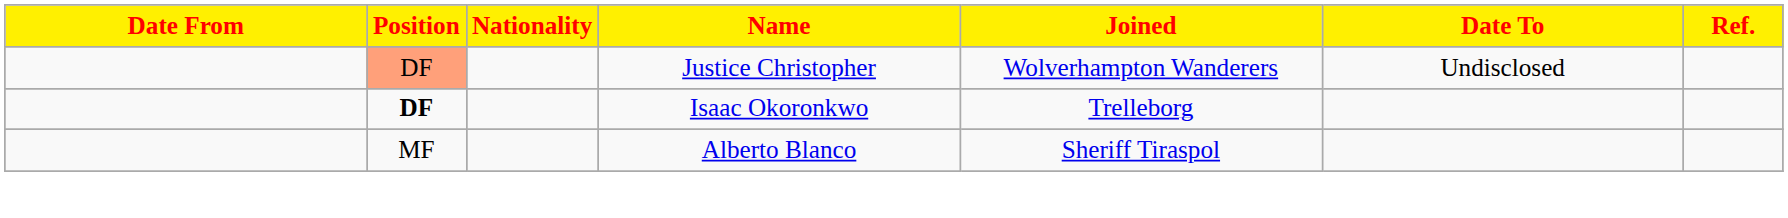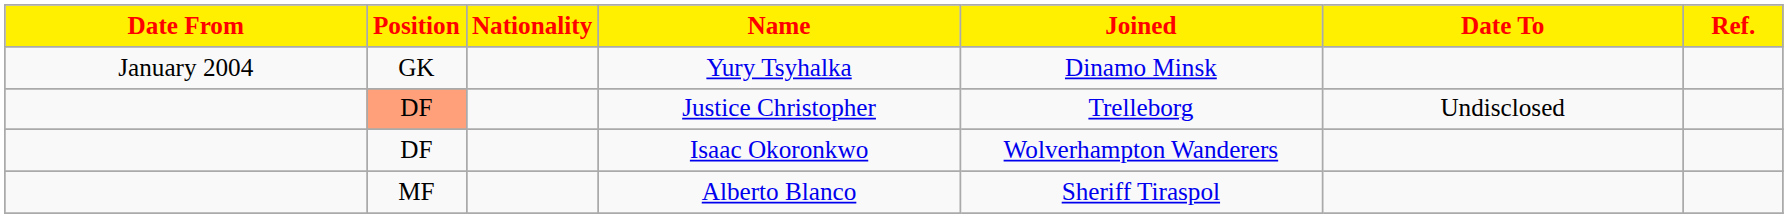+ row: (779, 67)
(1141, 67) Wolverhampton Wanderers -> (1141, 108) Trelleborg
(416, 108) bold -> (416, 150) normal
(1141, 108) Trelleborg -> (1141, 150) Wolverhampton Wanderers
